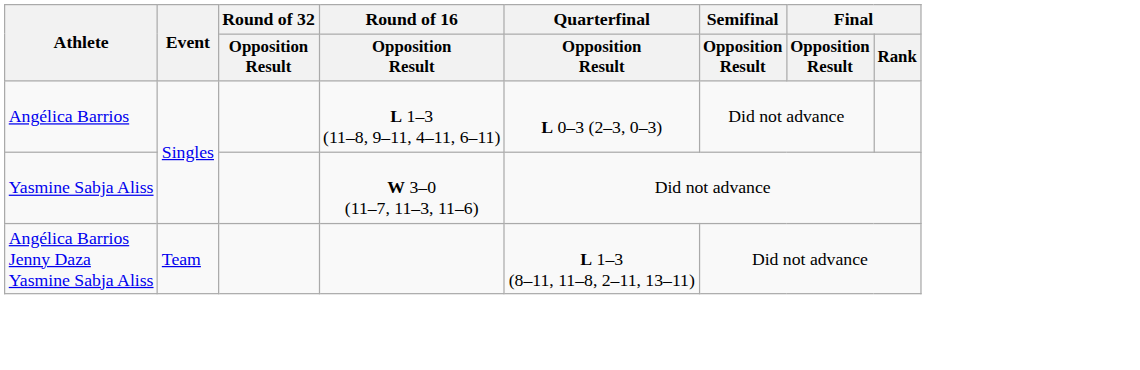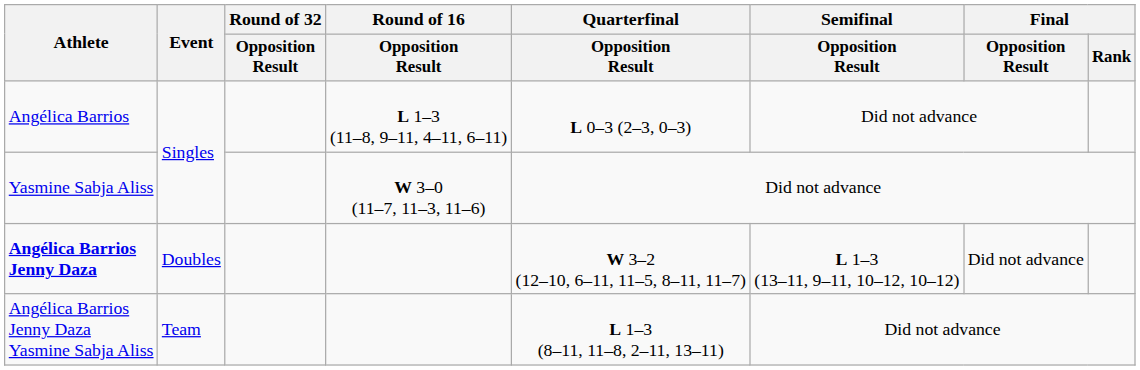+ row: (72, 259)
